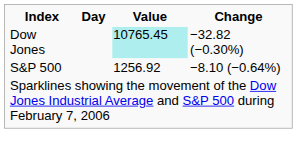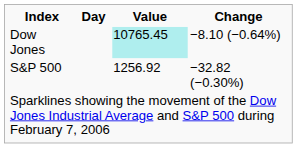(217, 42) −32.82 (−0.30%) -> (235, 35) −8.10 (−0.64%)
(235, 68) −8.10 (−0.64%) -> (217, 75) −32.82 (−0.30%)
